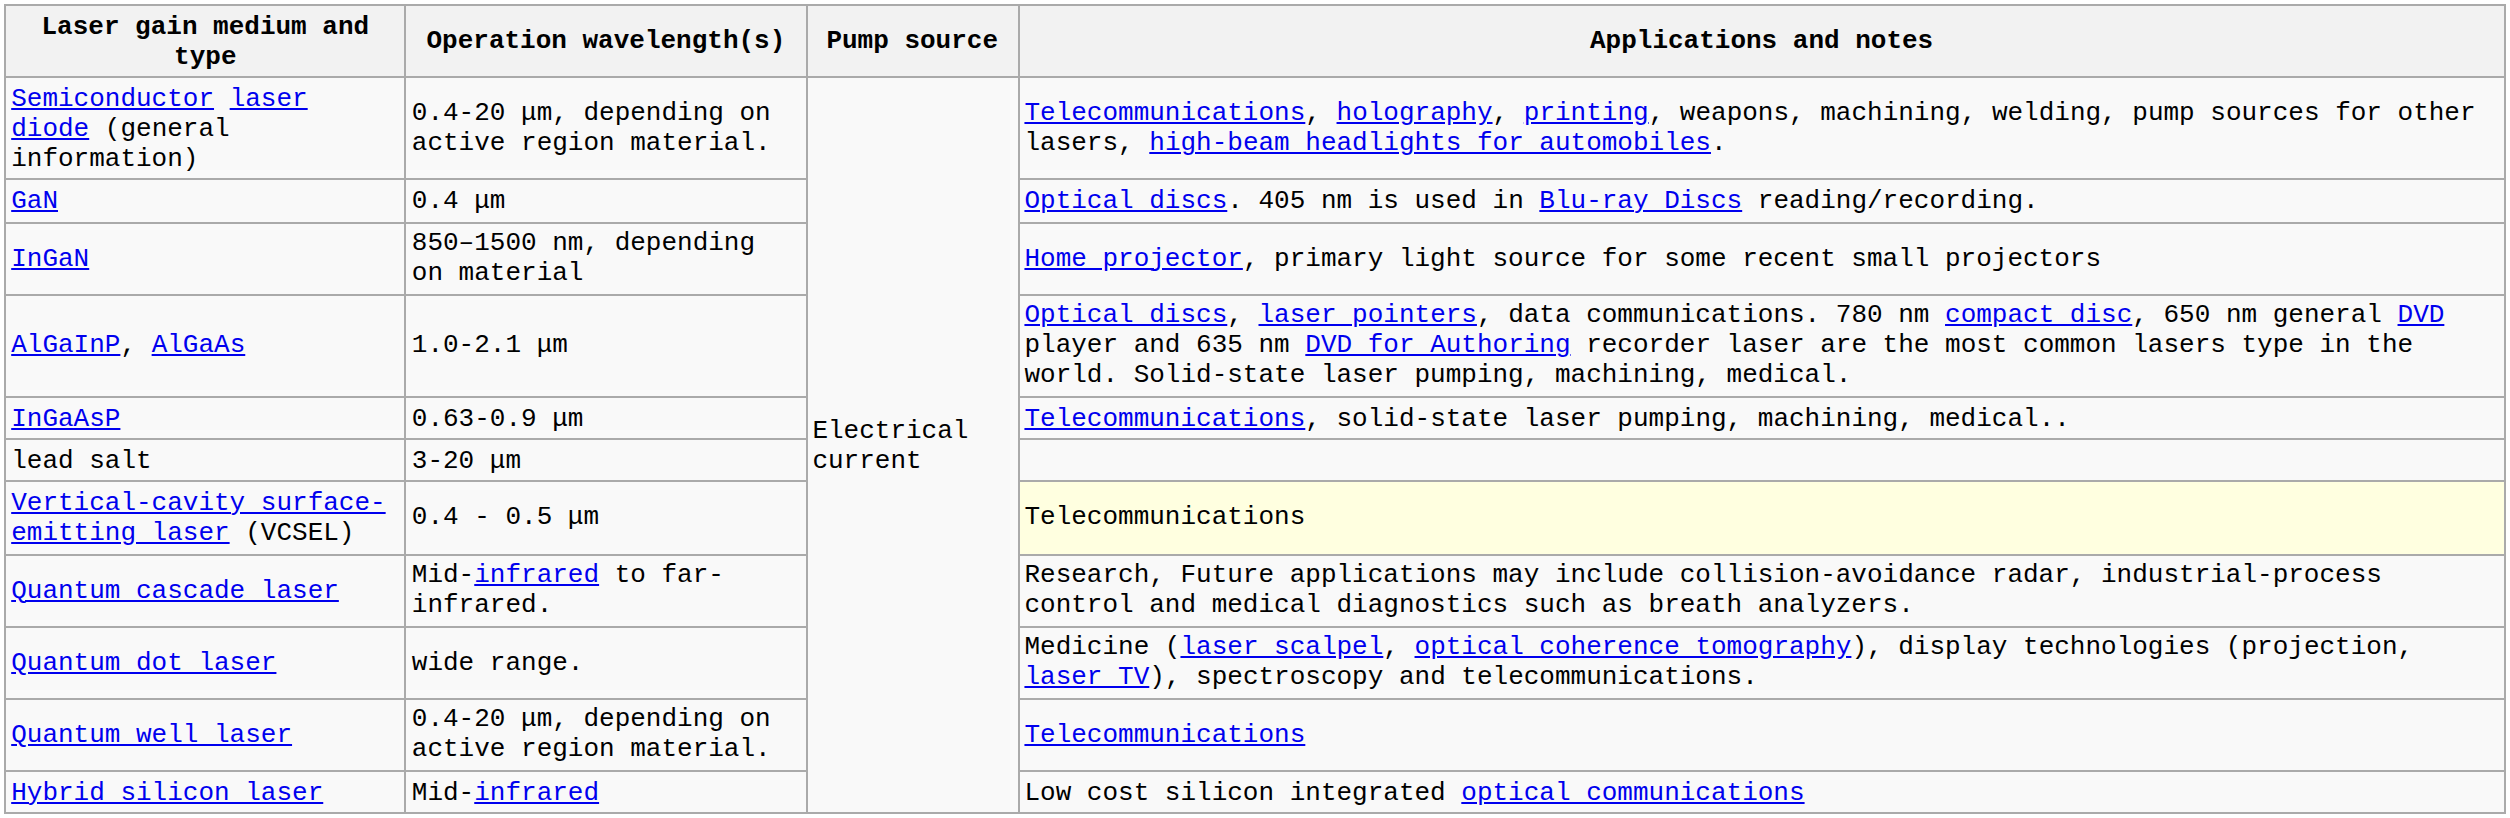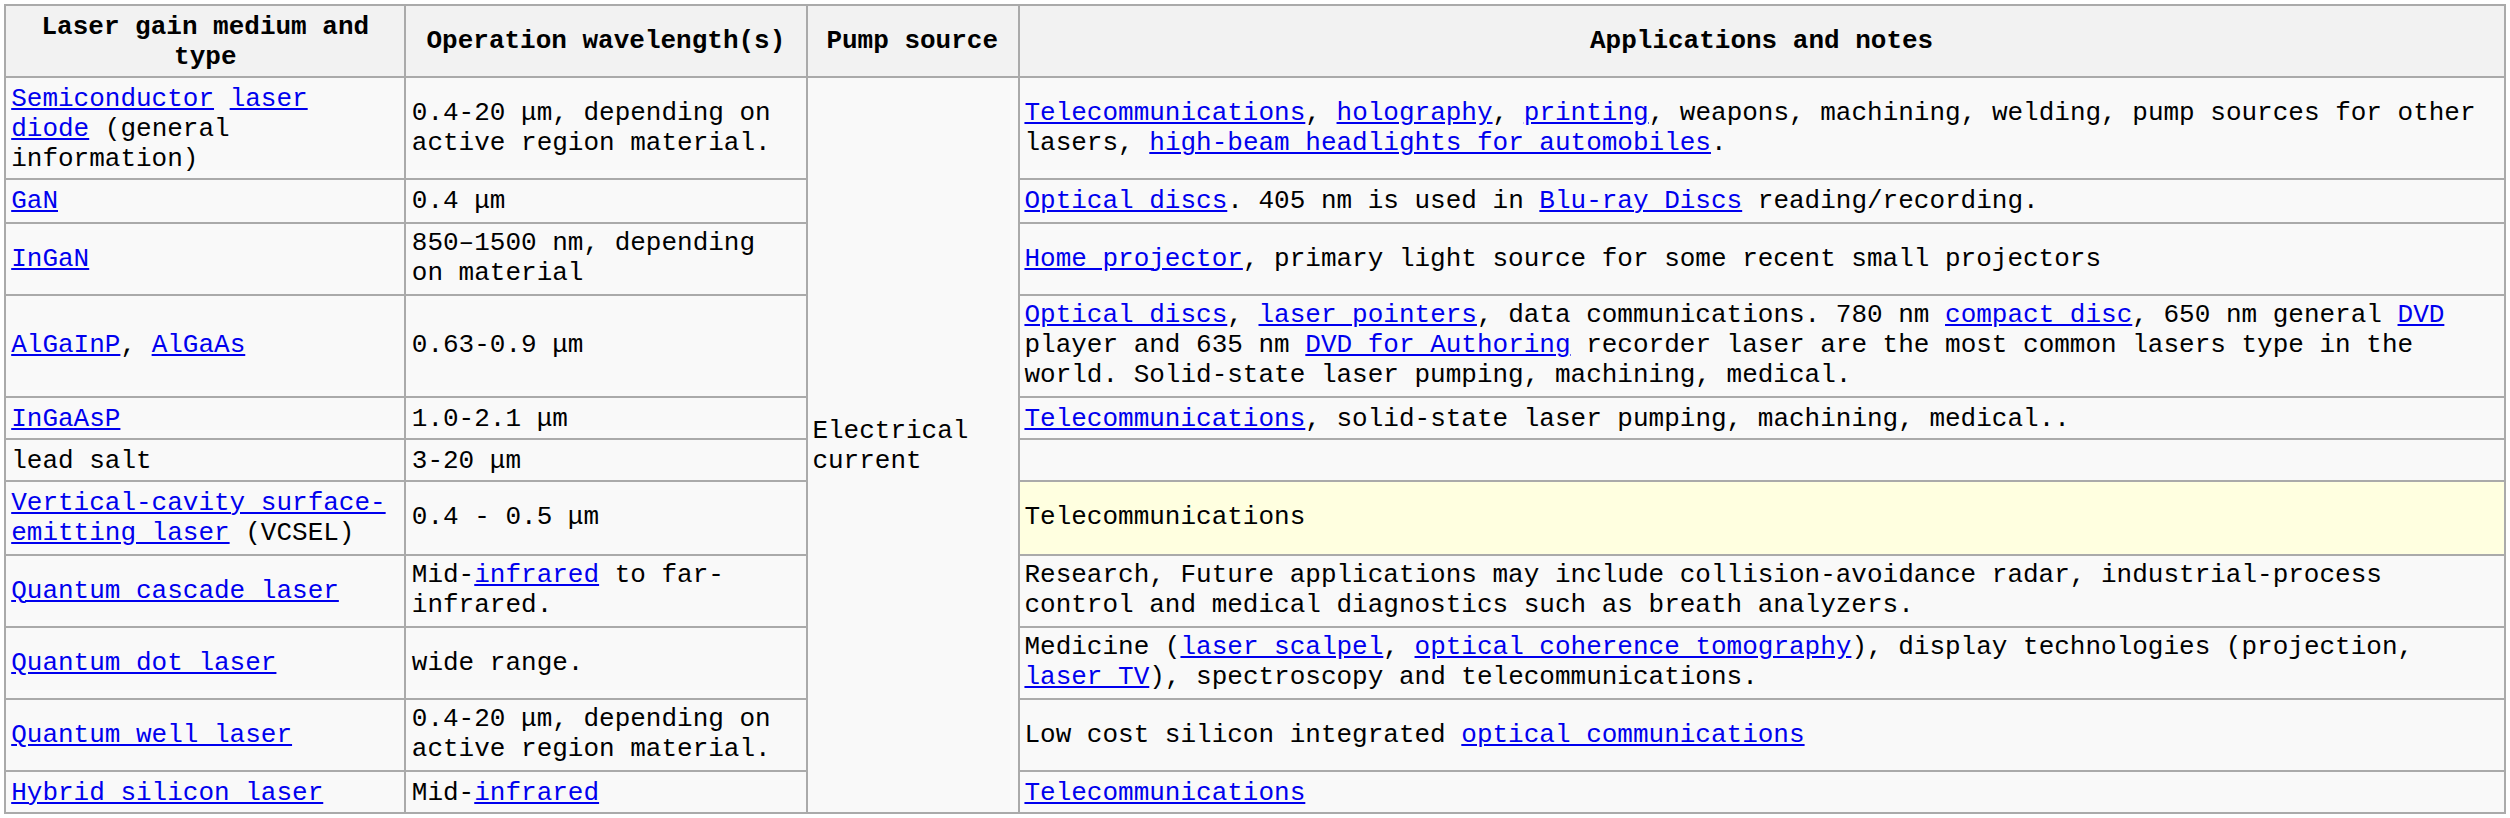(490, 346) 1.0-2.1 μm -> (498, 346) 0.63-0.9 μm
(498, 418) 0.63-0.9 μm -> (490, 418) 1.0-2.1 μm
(1165, 735) Telecommunications -> (1415, 735) Low cost silicon integrated optical communications
(1415, 792) Low cost silicon integrated optical communications -> (1165, 792) Telecommunications
